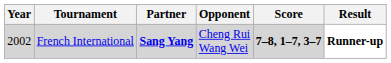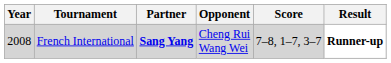(19, 41) 2002 -> (19, 41) 2008
(289, 41) bold -> (289, 41) normal
